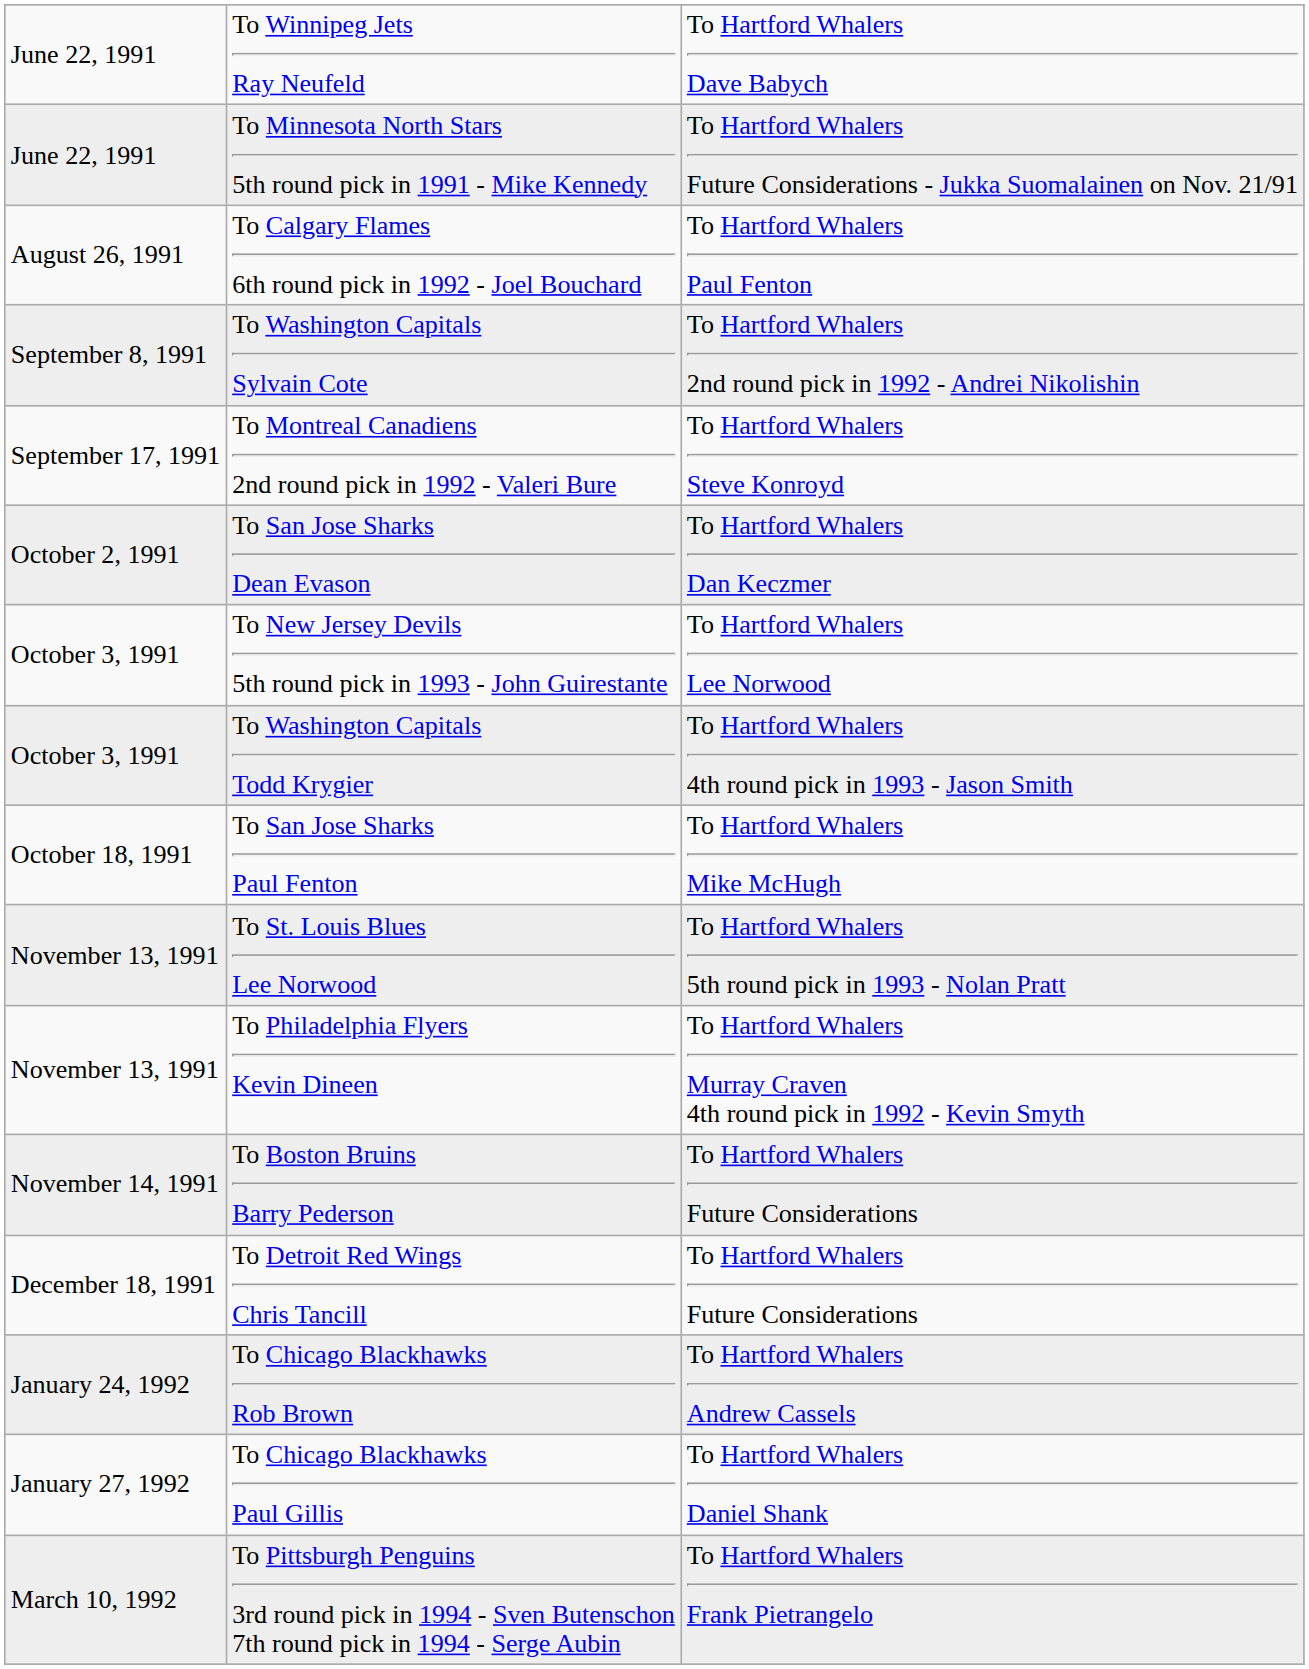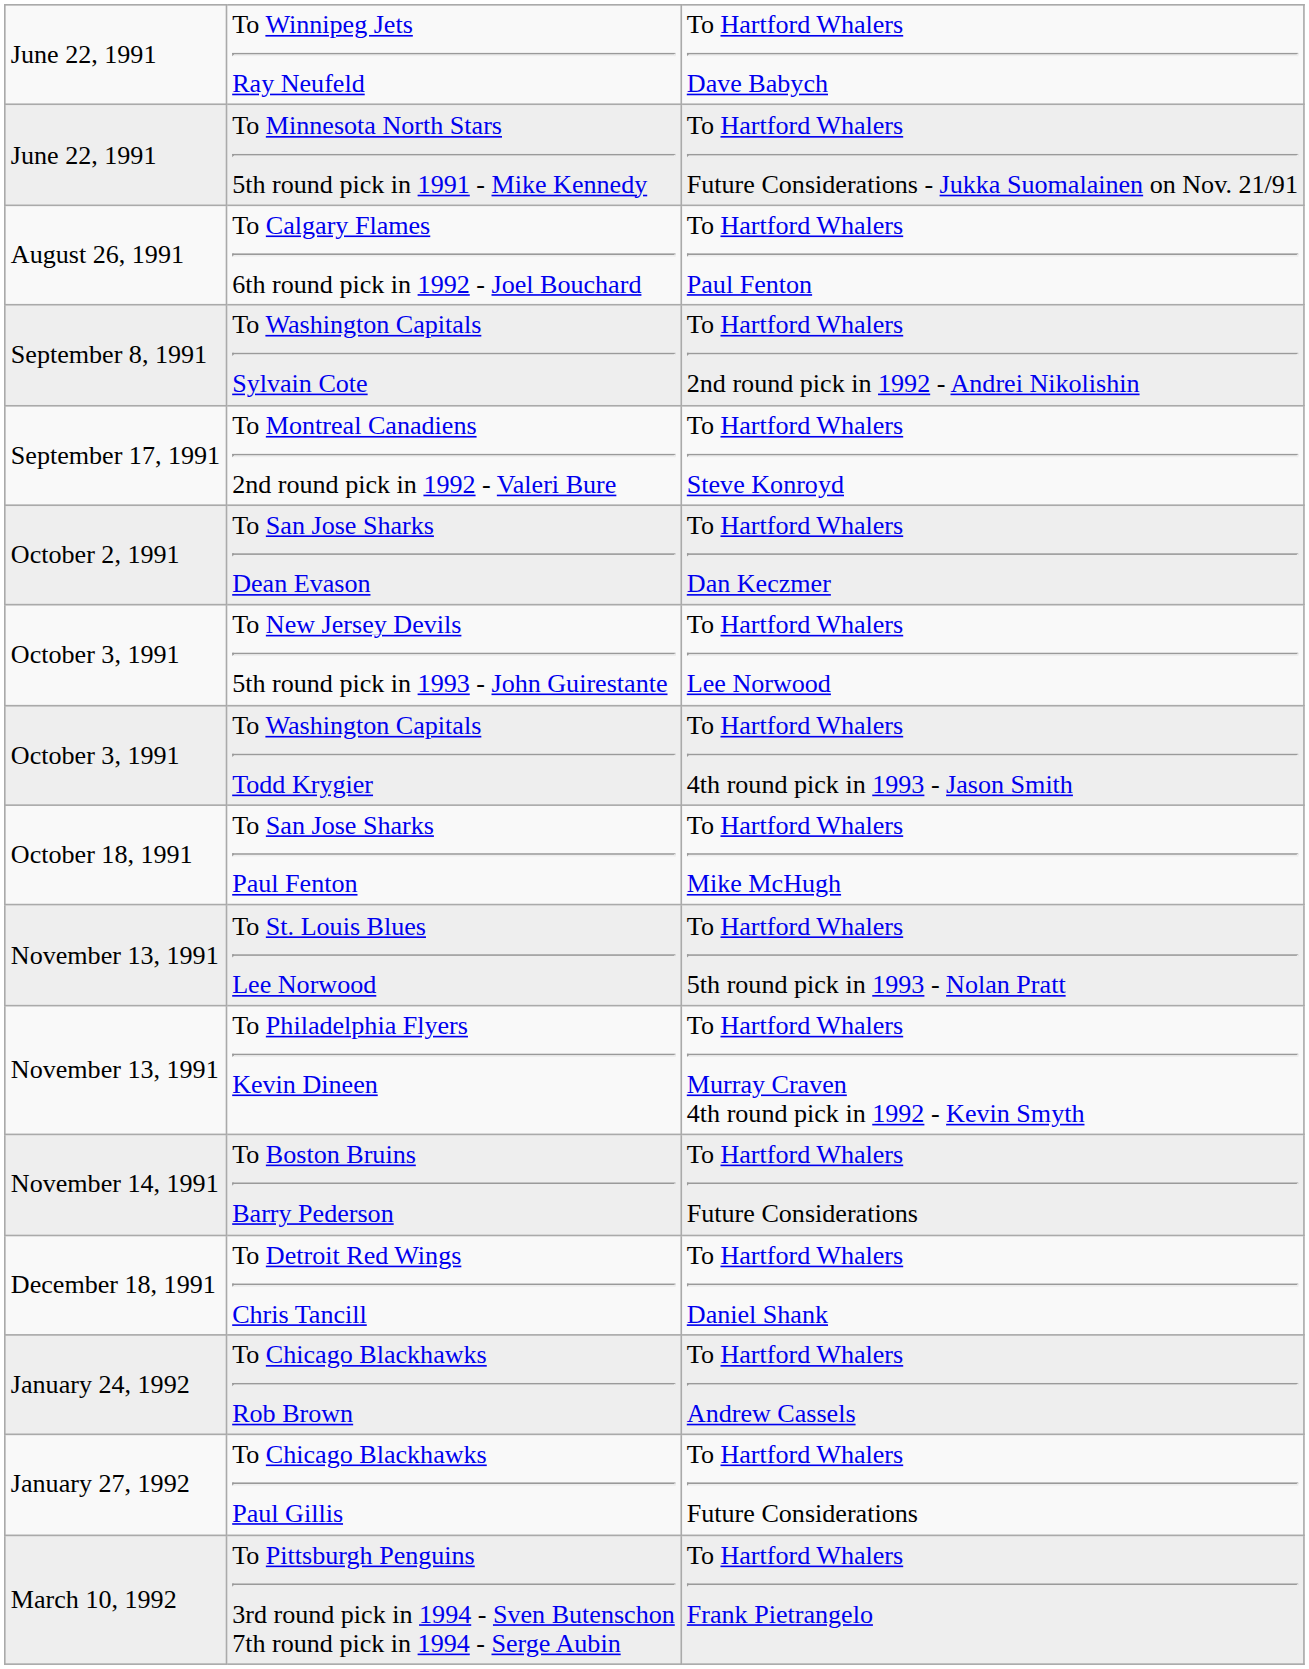(992, 1284) To Hartford Whalers Future Considerations -> (992, 1284) To Hartford Whalers Daniel Shank
(992, 1484) To Hartford Whalers Daniel Shank -> (992, 1484) To Hartford Whalers Future Considerations
